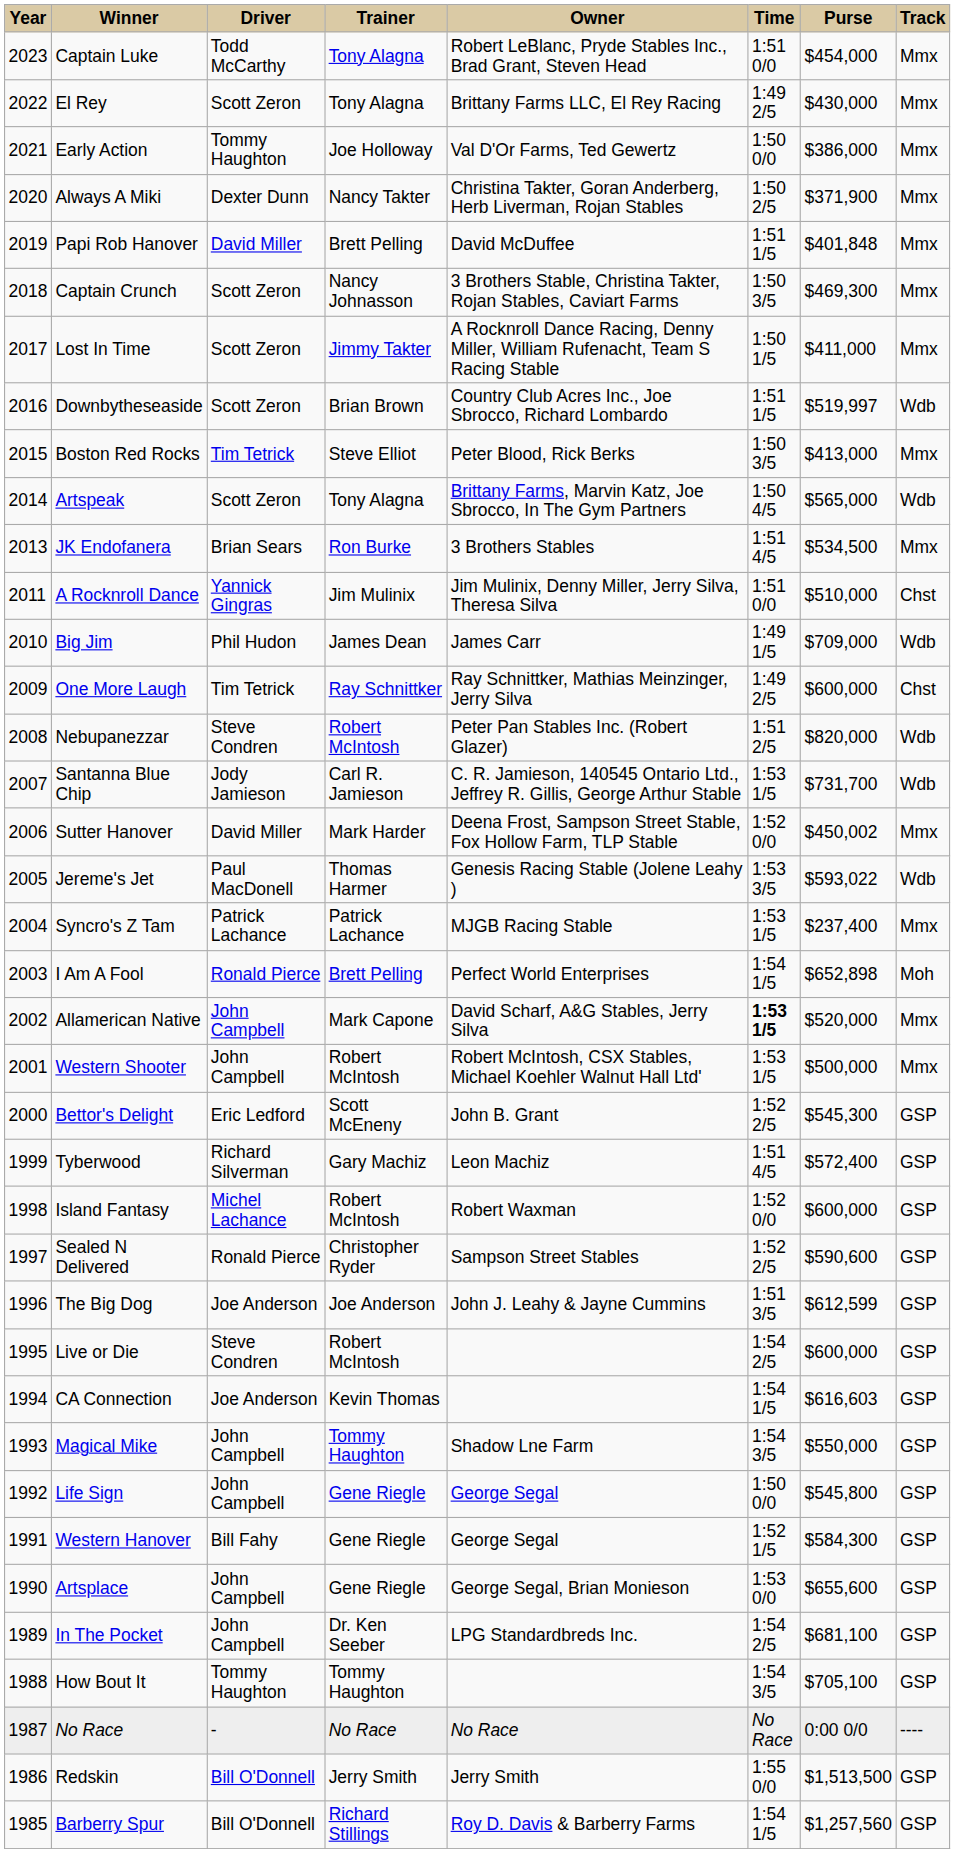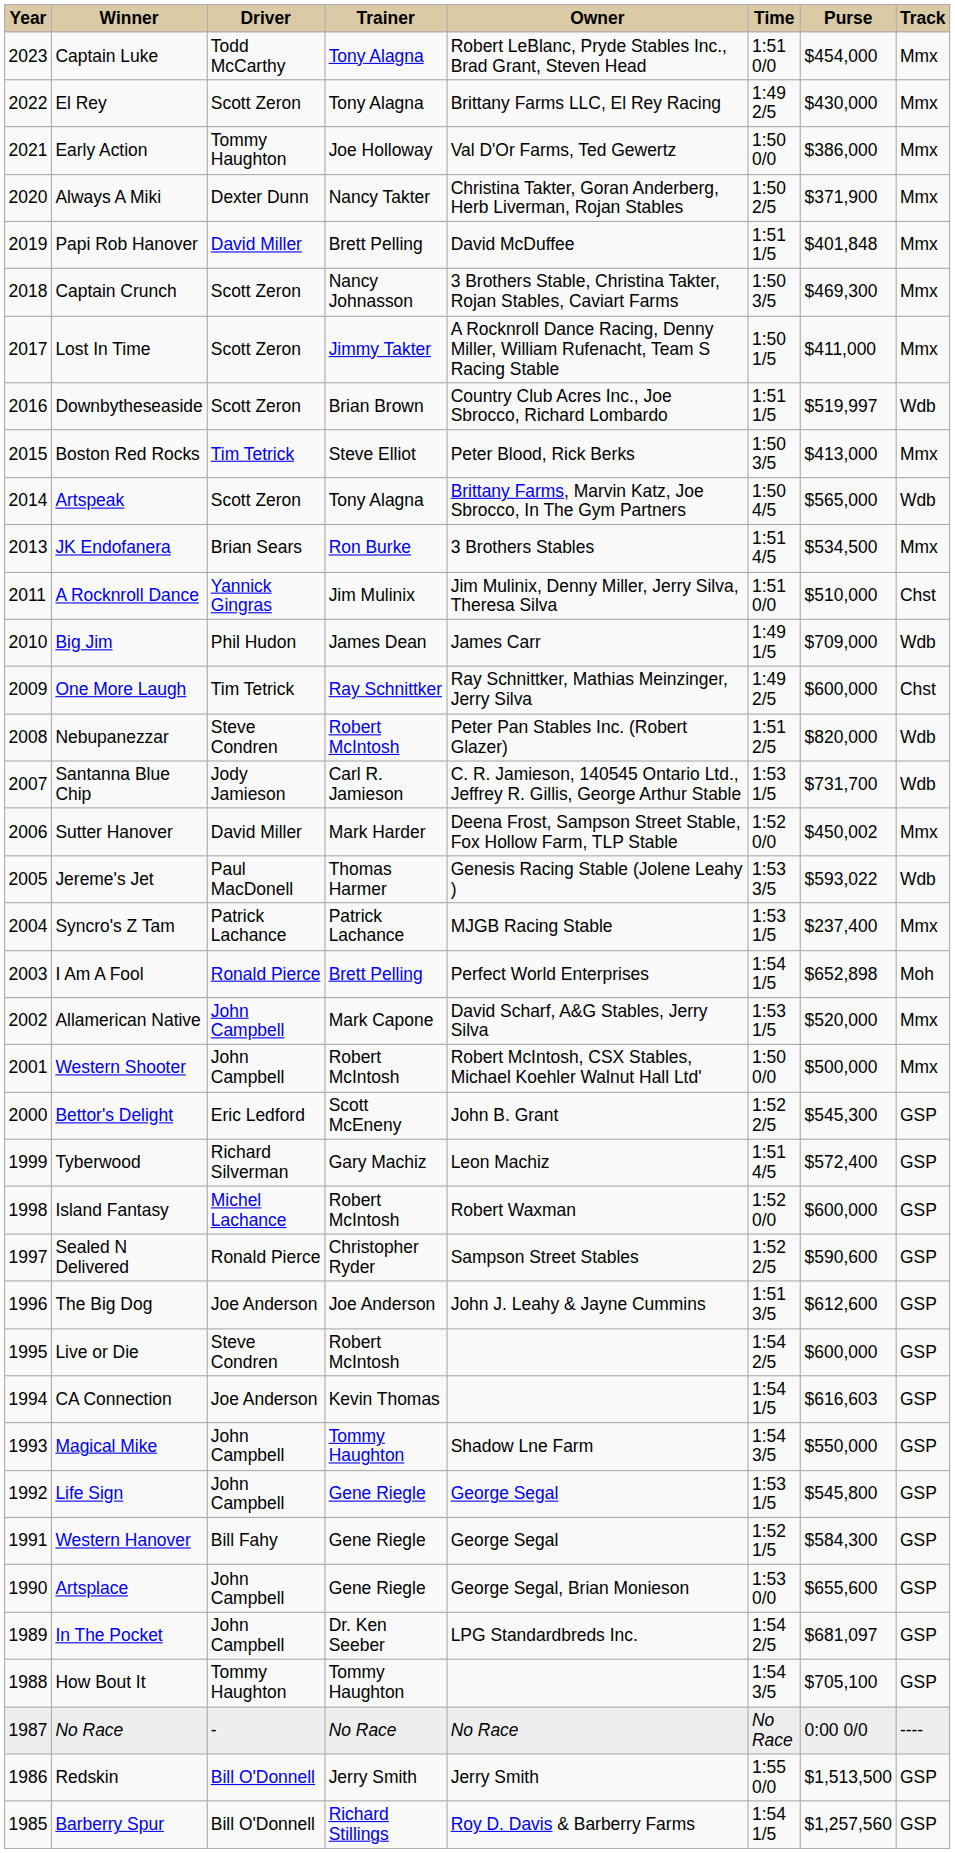(769, 1020) bold -> (769, 1020) normal
(769, 1068) 1:53 1/5 -> (769, 1068) 1:50 0/0
(841, 1304) $612,599 -> (841, 1304) $612,600
(769, 1493) 1:50 0/0 -> (769, 1493) 1:53 1/5
(841, 1635) $681,100 -> (841, 1635) $681,097
